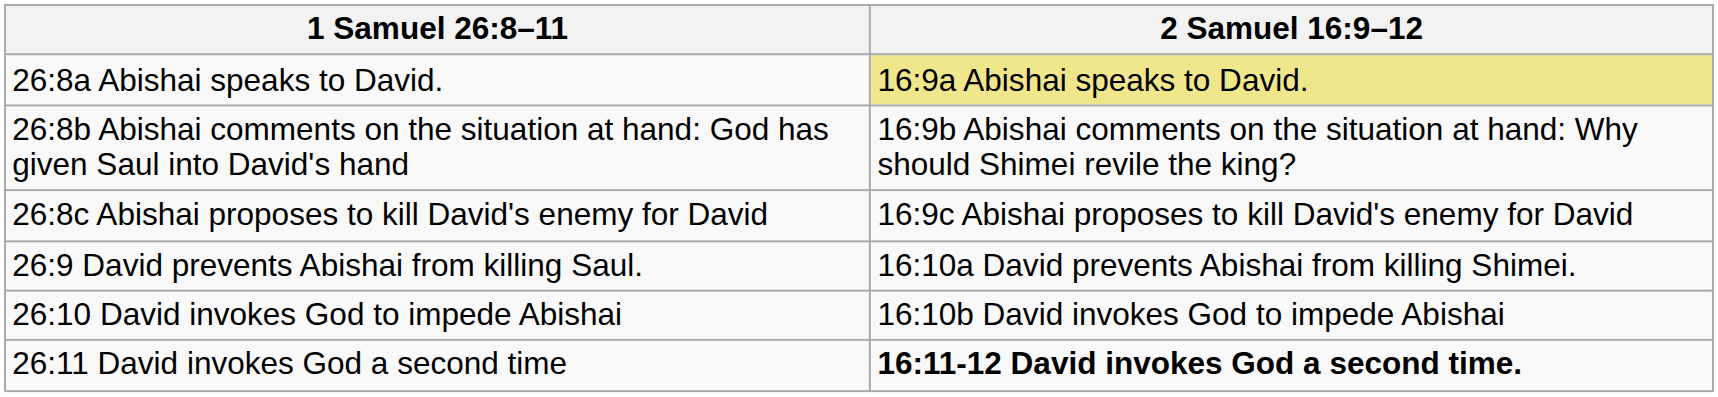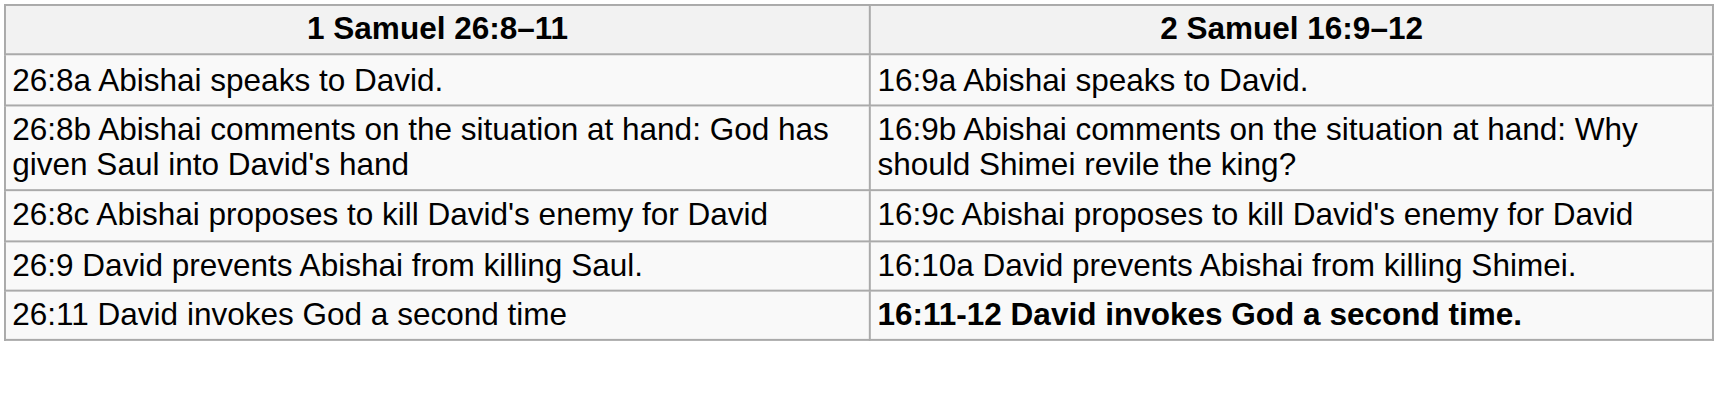(1093, 79) khaki background -> (1093, 79) no background
- row: (317, 314)
